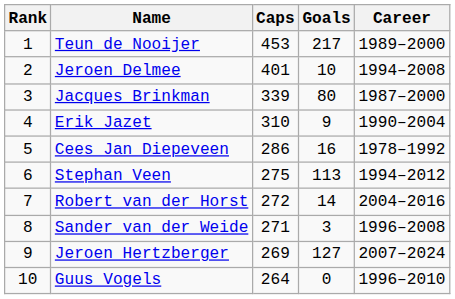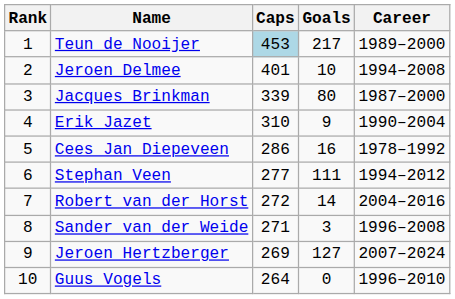(275, 44) no background -> (275, 44) lightblue background
(275, 175) 275 -> (275, 175) 277
(327, 175) 113 -> (327, 175) 111
